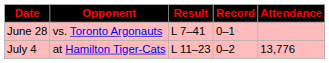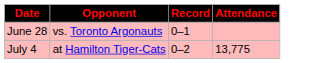- column: (191, 13)
(278, 49) 13,776 -> (233, 49) 13,775
